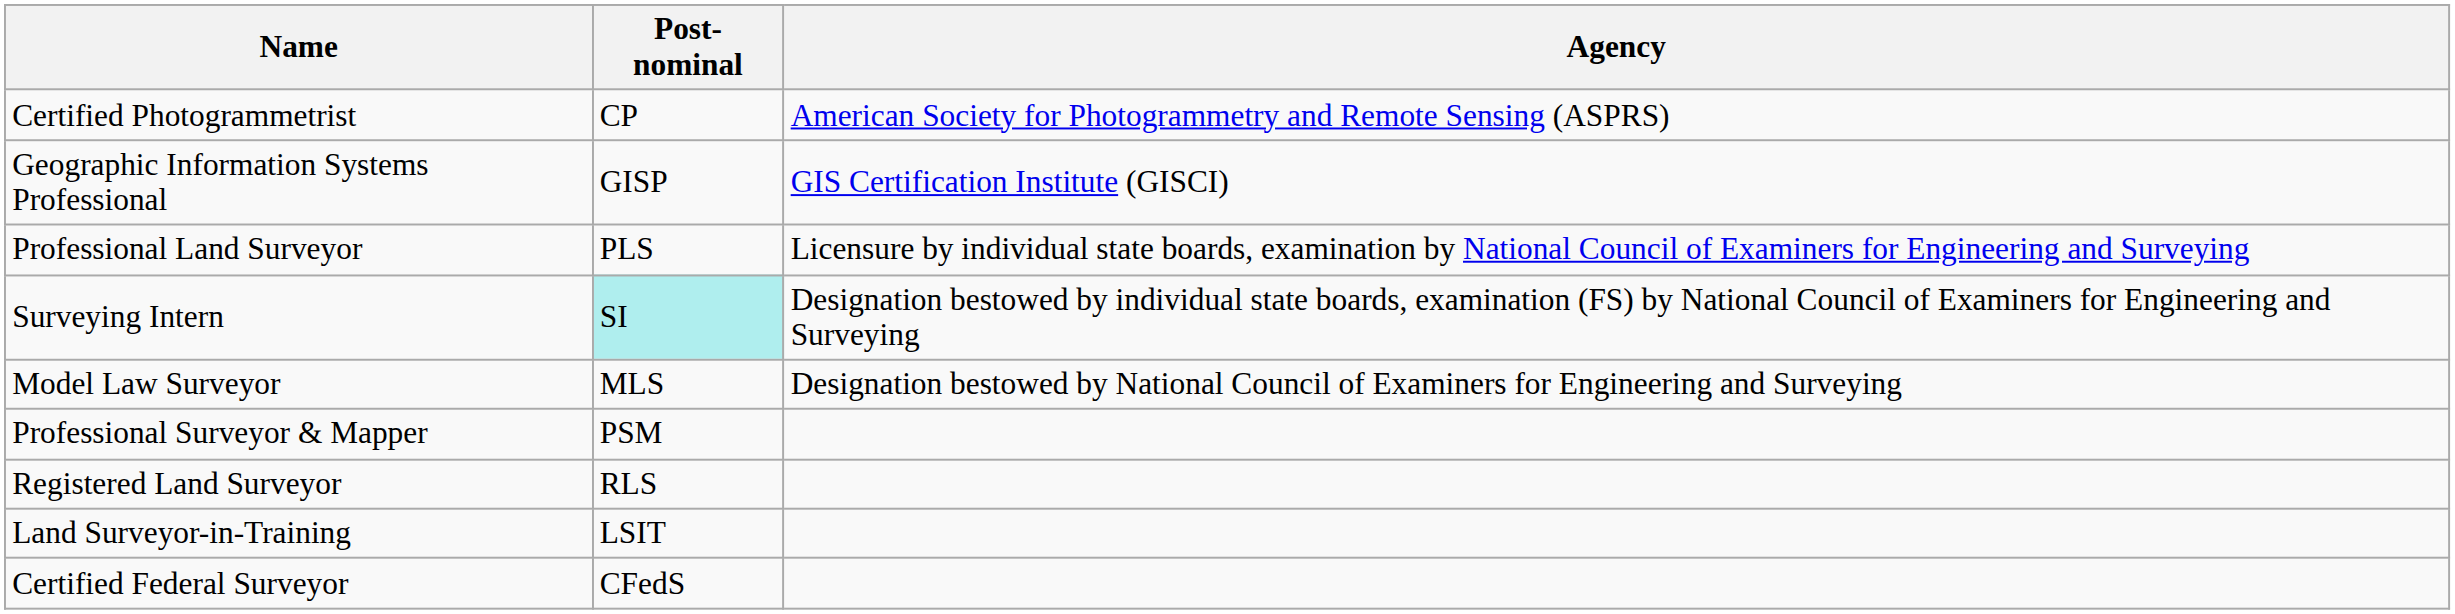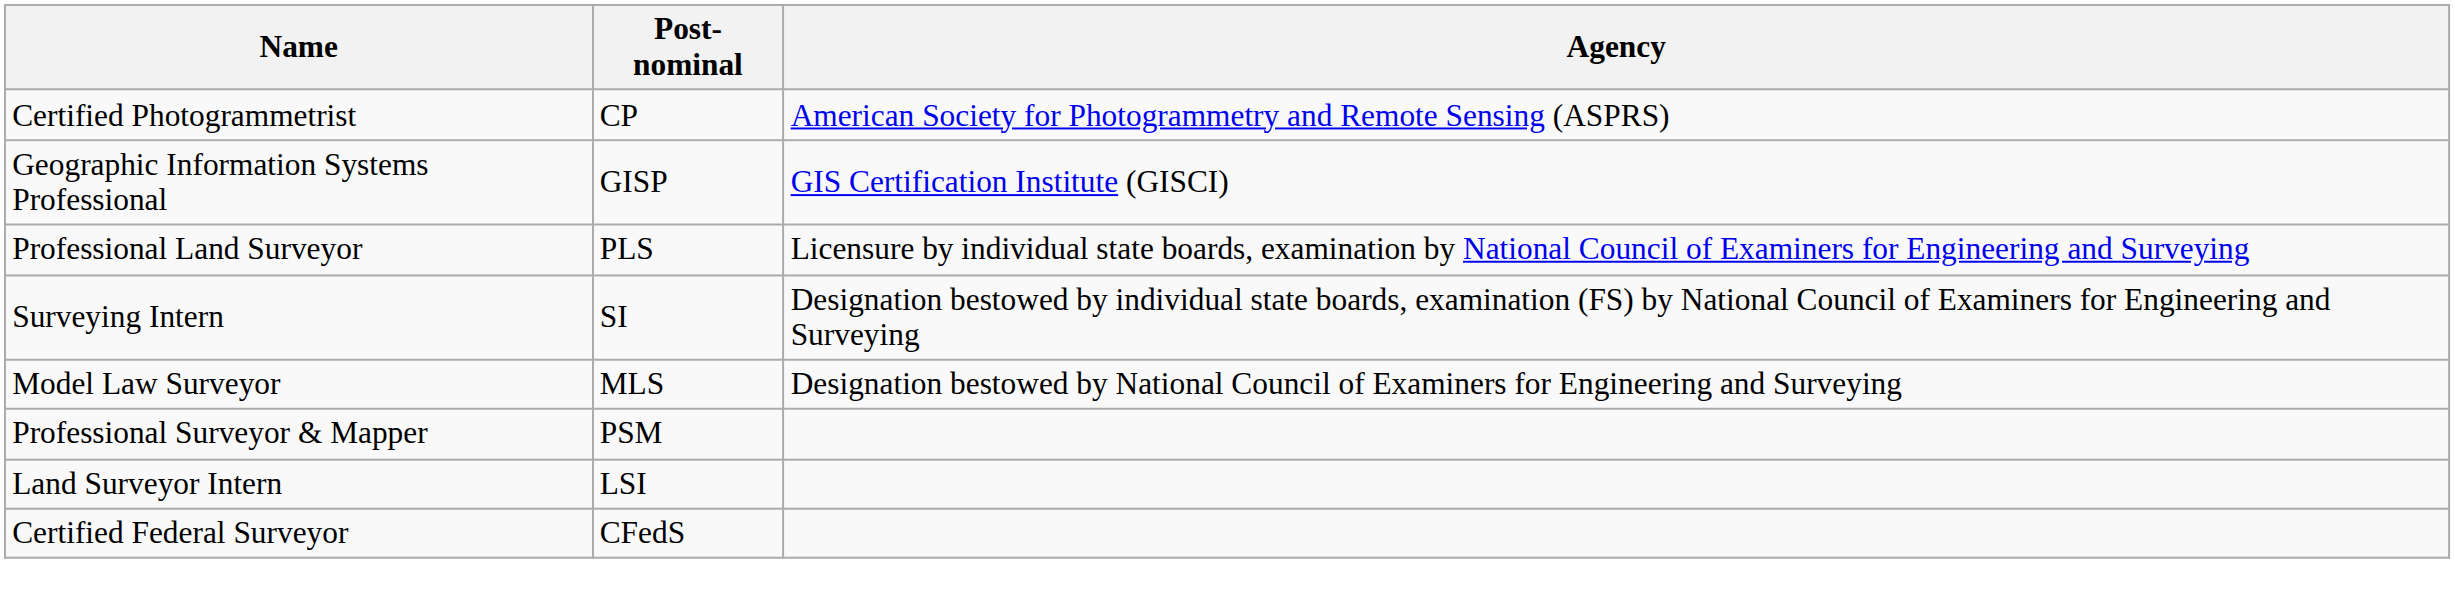(614, 316) paleturquoise background -> (614, 316) no background
- row: (177, 483)
+ row: (147, 483)
- row: (182, 533)
